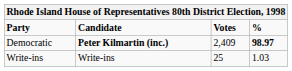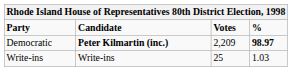(224, 43) 2,409 -> (224, 43) 2,209
